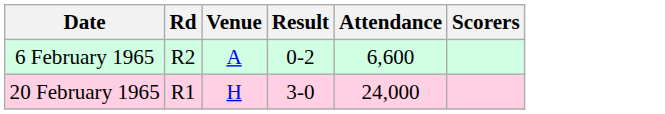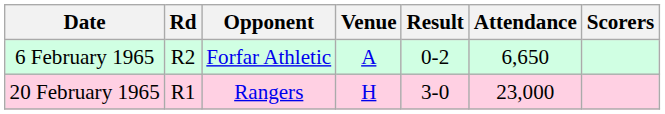+ column: (269, 22)
(391, 56) 6,600 -> (525, 56) 6,650
(391, 91) 24,000 -> (525, 91) 23,000
